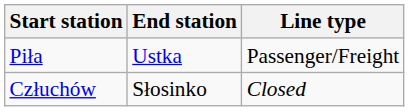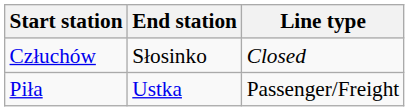rows swapped: (53, 88) <-> (26, 55)
